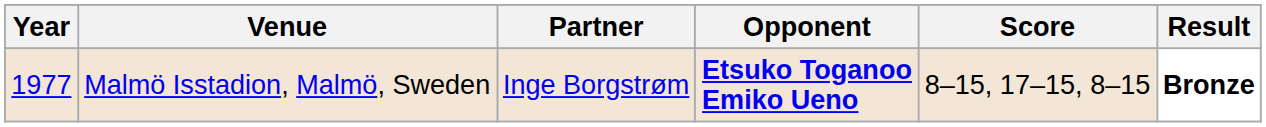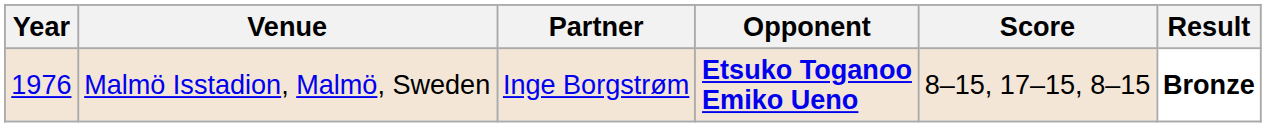(41, 85) 1977 -> (41, 85) 1976
